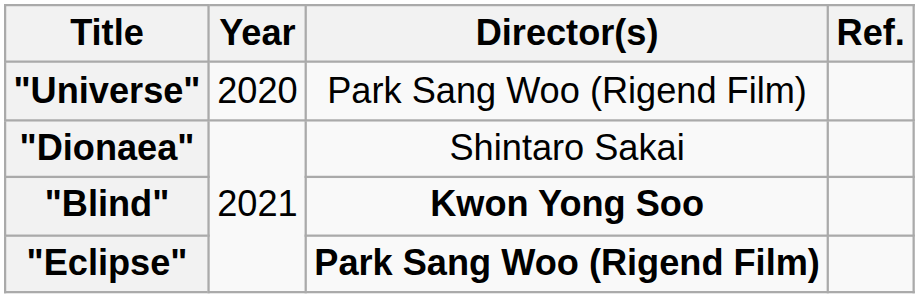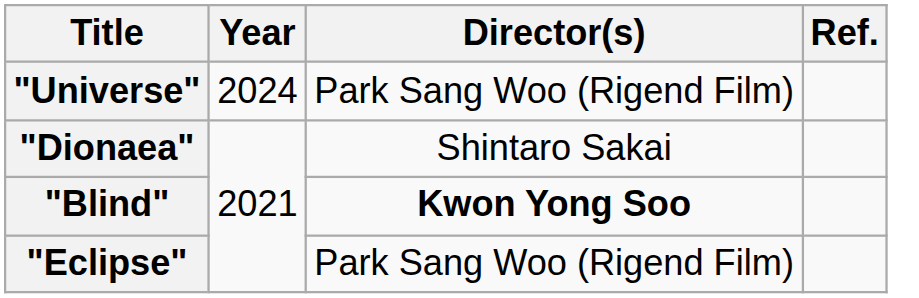(257, 90) 2020 -> (257, 90) 2024
(567, 262) bold -> (554, 262) normal
